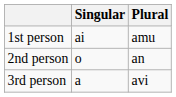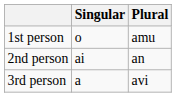(80, 37) ai -> (78, 37) o
(78, 59) o -> (80, 59) ai
